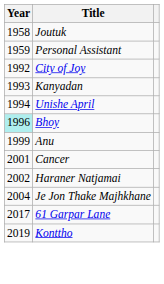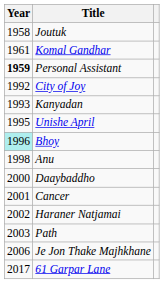+ row: (73, 50)
(19, 50) normal -> (19, 68) bold
(19, 104) 1994 -> (19, 123) 1995
(19, 141) 1999 -> (19, 159) 1998
+ row: (65, 178)
+ row: (46, 232)
(19, 196) 2004 -> (19, 251) 2006
- row: (54, 232)
